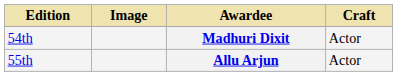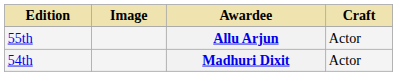rows swapped: (246, 37) <-> (246, 60)
